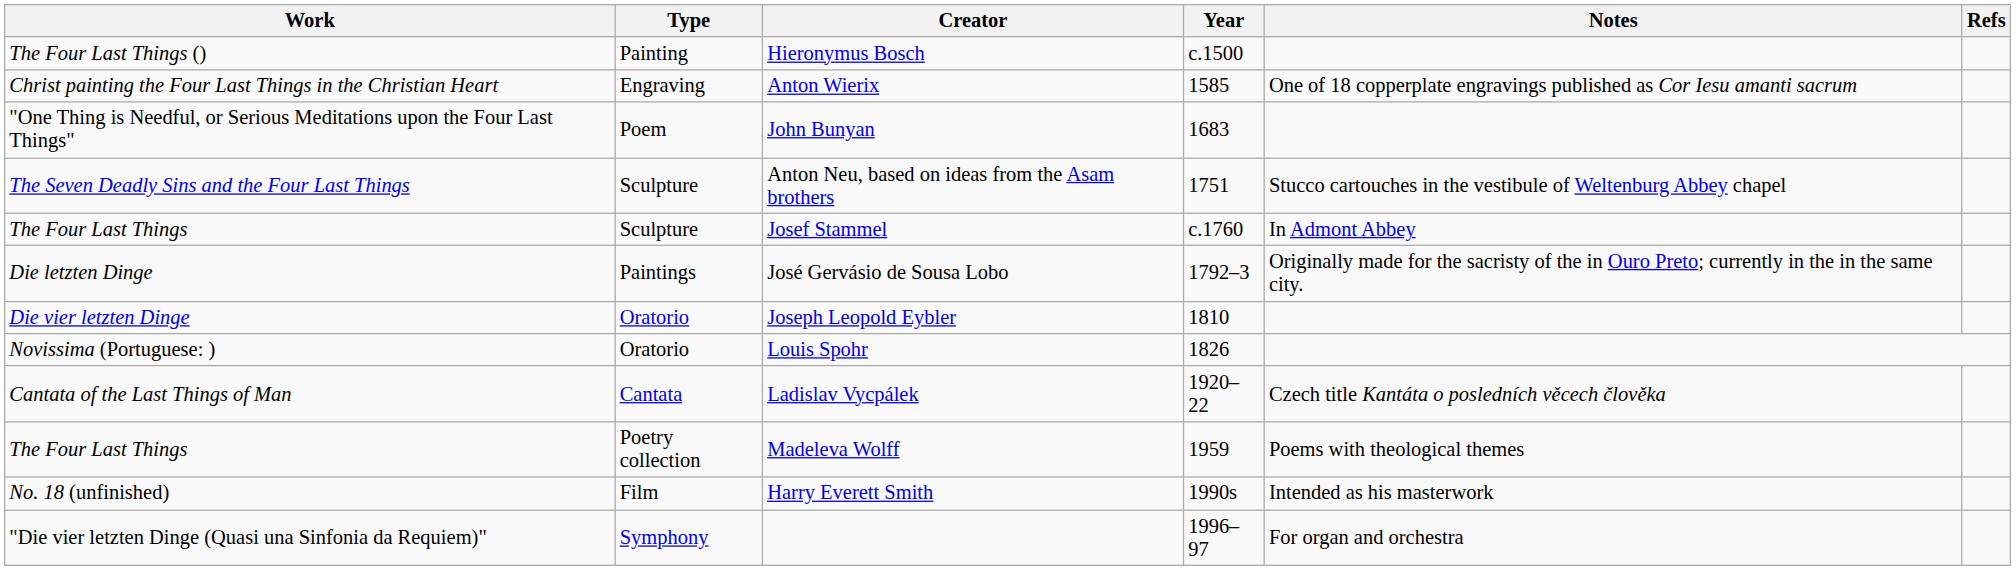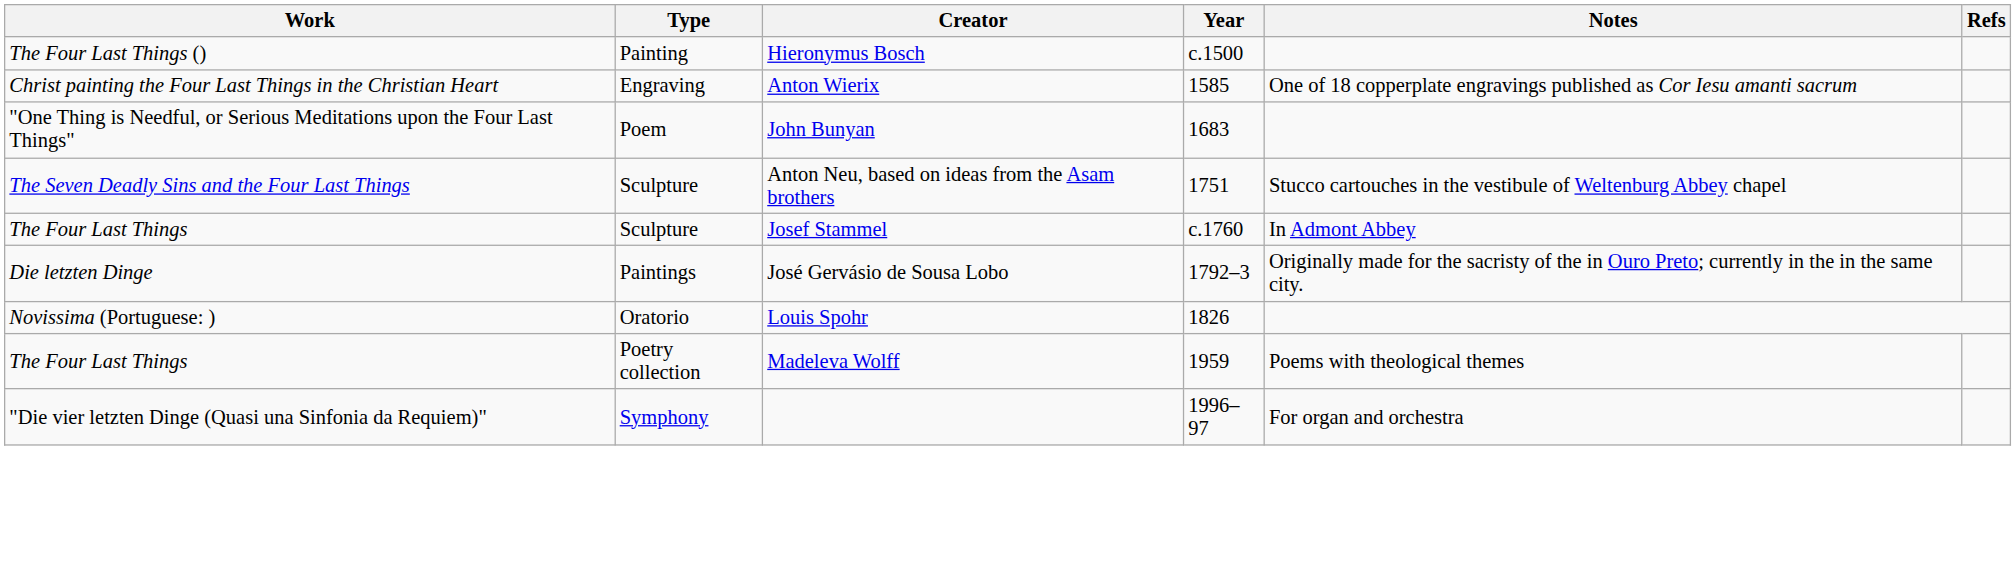- row: (862, 317)
- row: (843, 393)
- row: (850, 493)
